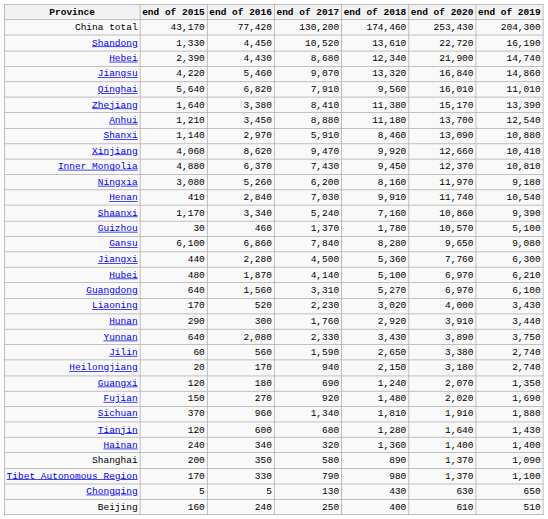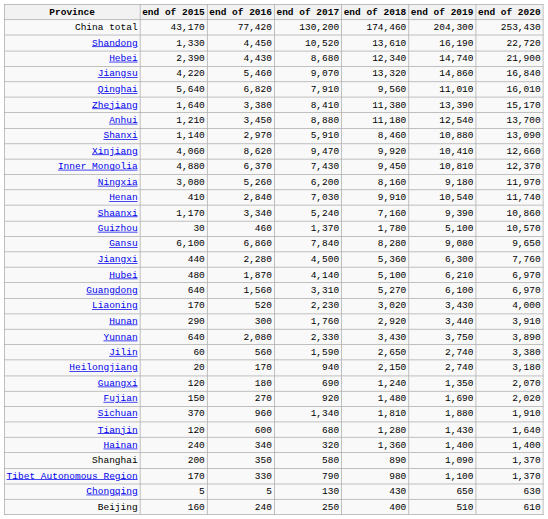columns swapped: (509, 12) <-> (442, 12)
